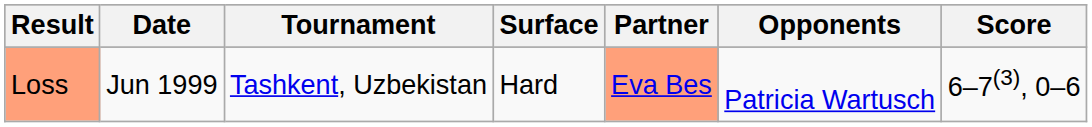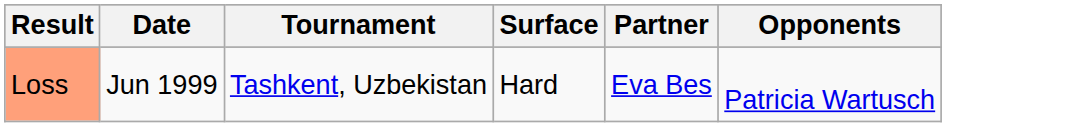- column: (1014, 25)
(661, 84) lightsalmon background -> (661, 84) no background
